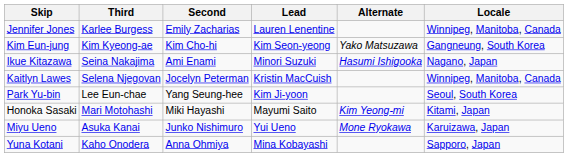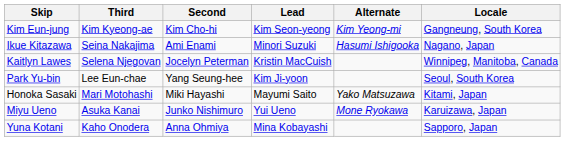- row: (41, 29)
(378, 45) Yako Matsuzawa -> (369, 29) Kim Yeong-mi
(372, 111) Kim Yeong-mi -> (376, 95) Yako Matsuzawa
